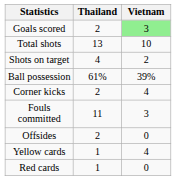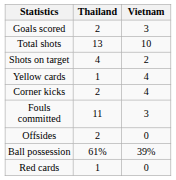(146, 28) lightgreen background -> (146, 28) no background
rows swapped: (39, 76) <-> (39, 151)
